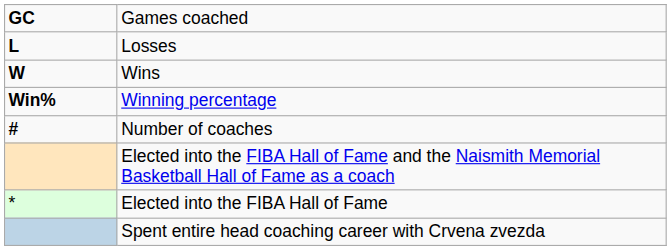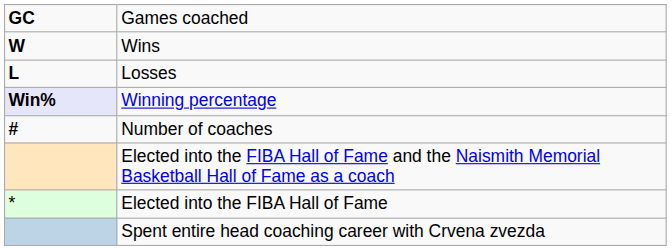rows swapped: (141, 73) <-> (149, 45)
(32, 101) no background -> (32, 101) lavender background
